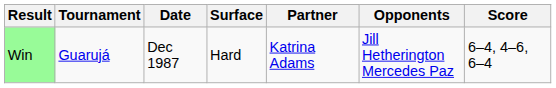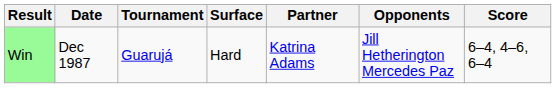columns swapped: (175, 15) <-> (99, 15)
